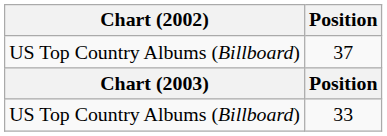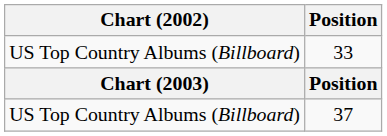rows swapped: (343, 114) <-> (343, 51)
